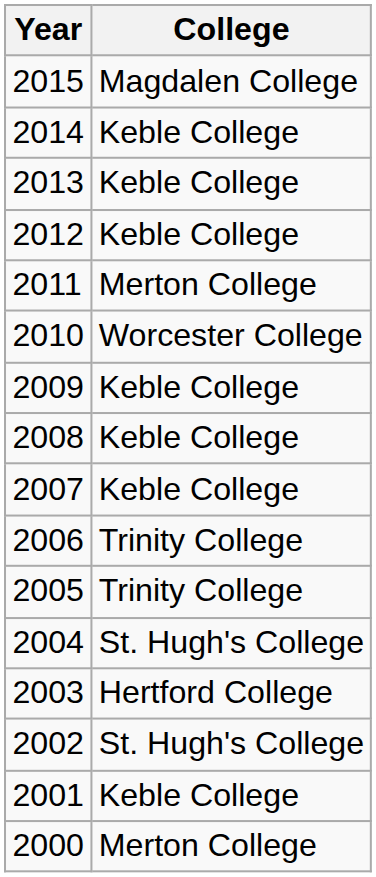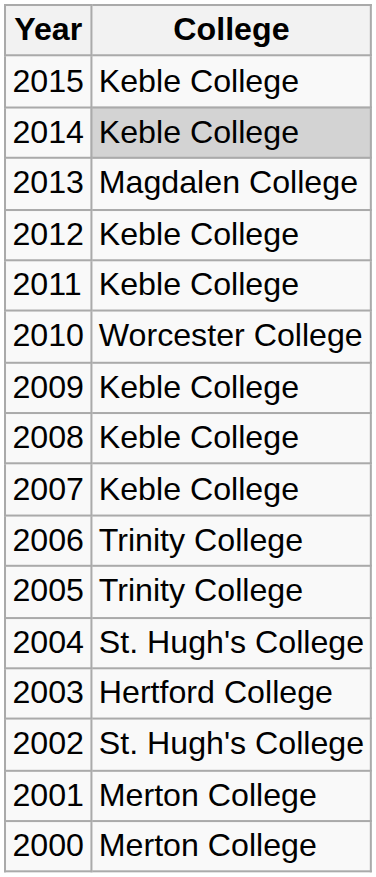(228, 81) Magdalen College -> (199, 81) Keble College
(199, 132) no background -> (199, 132) lightgrey background
(199, 183) Keble College -> (228, 183) Magdalen College
(208, 285) Merton College -> (199, 285) Keble College
(199, 795) Keble College -> (208, 795) Merton College
